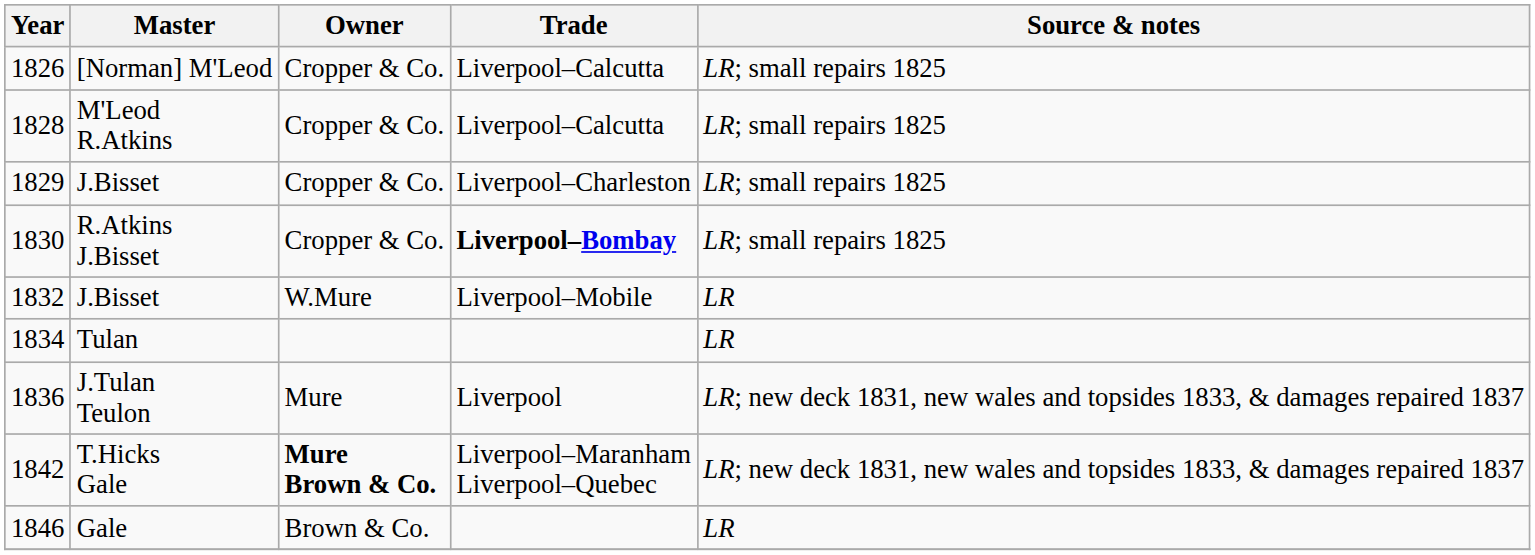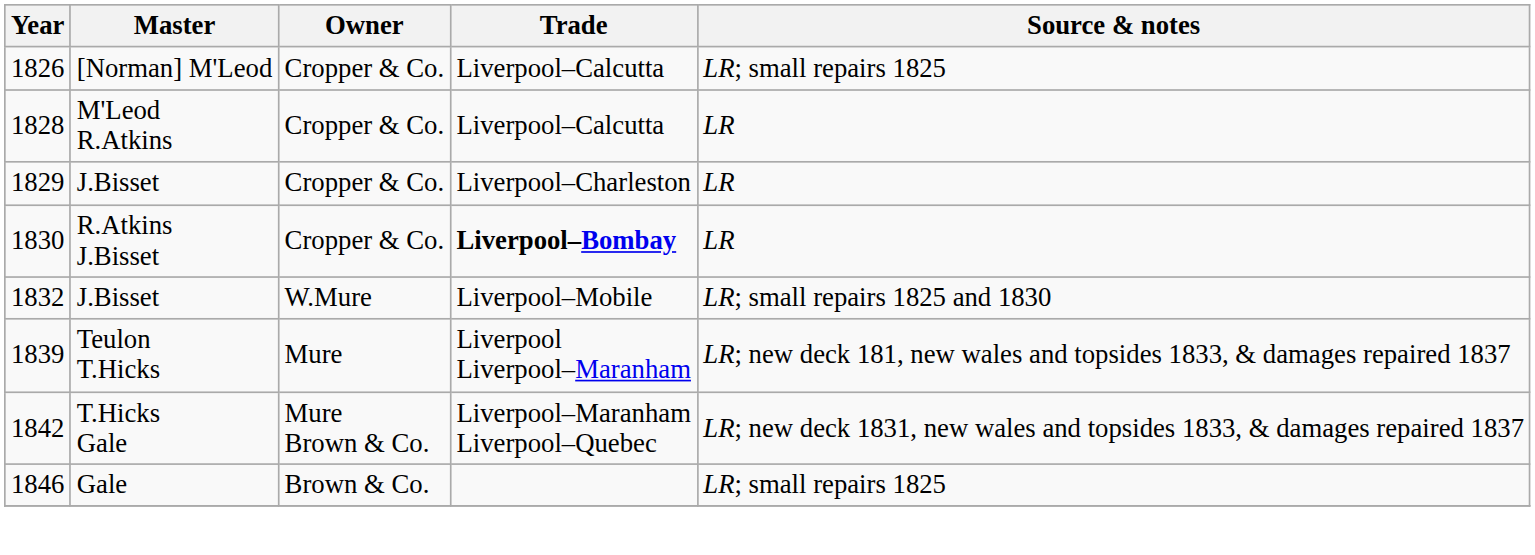(825, 125) LR; small repairs 1825 -> (719, 125) LR
(825, 182) LR; small repairs 1825 -> (719, 182) LR
(825, 240) LR; small repairs 1825 -> (719, 240) LR
(719, 297) LR -> (877, 297) LR; small repairs 1825 and 1830
- row: (38, 340)
- row: (38, 397)
+ row: (38, 355)
(360, 469) bold -> (357, 427) normal
(719, 527) LR -> (825, 484) LR; small repairs 1825
